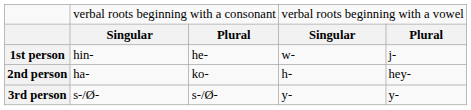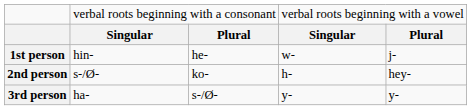(81, 74) ha- -> (86, 74) s-/Ø-
(86, 94) s-/Ø- -> (81, 94) ha-
